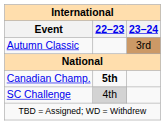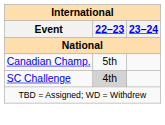- row: (43, 45)
(110, 78) bold -> (110, 62) normal
